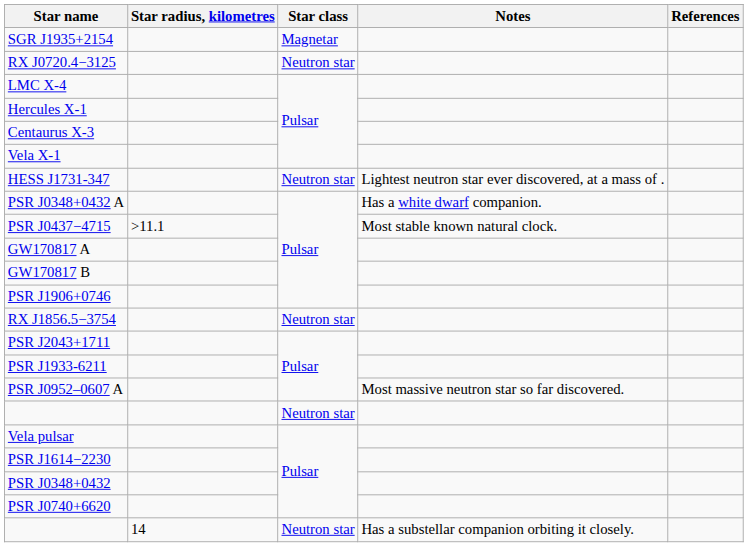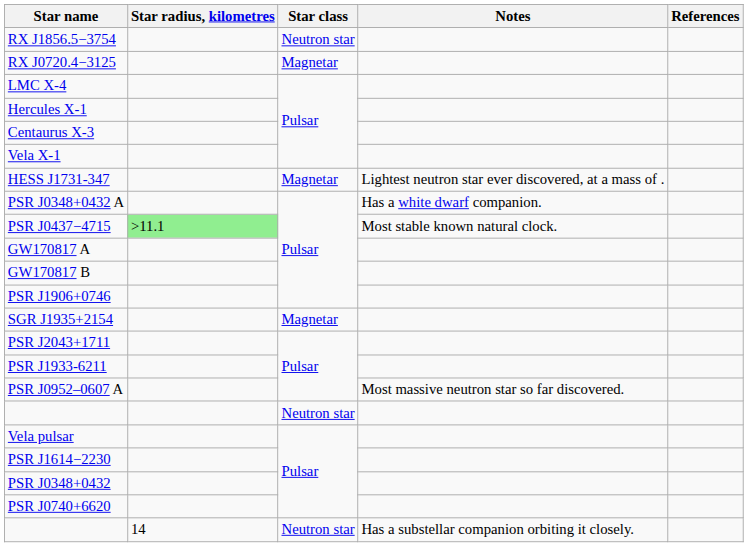rows swapped: (60, 39) <-> (62, 319)
(318, 62) Neutron star -> (310, 62) Magnetar
(318, 179) Neutron star -> (310, 179) Magnetar
(148, 226) no background -> (148, 226) lightgreen background
